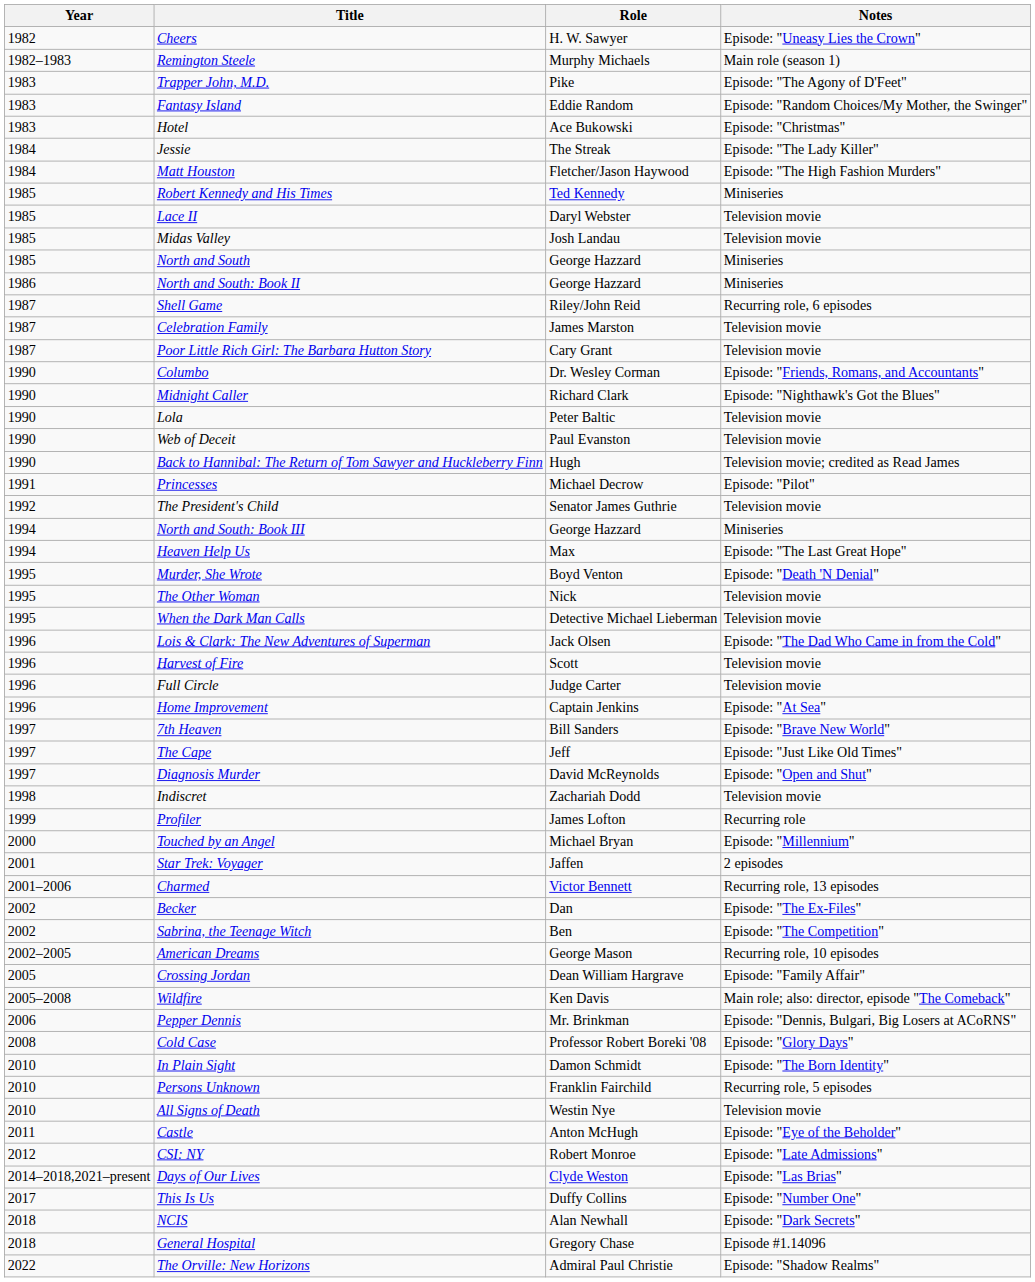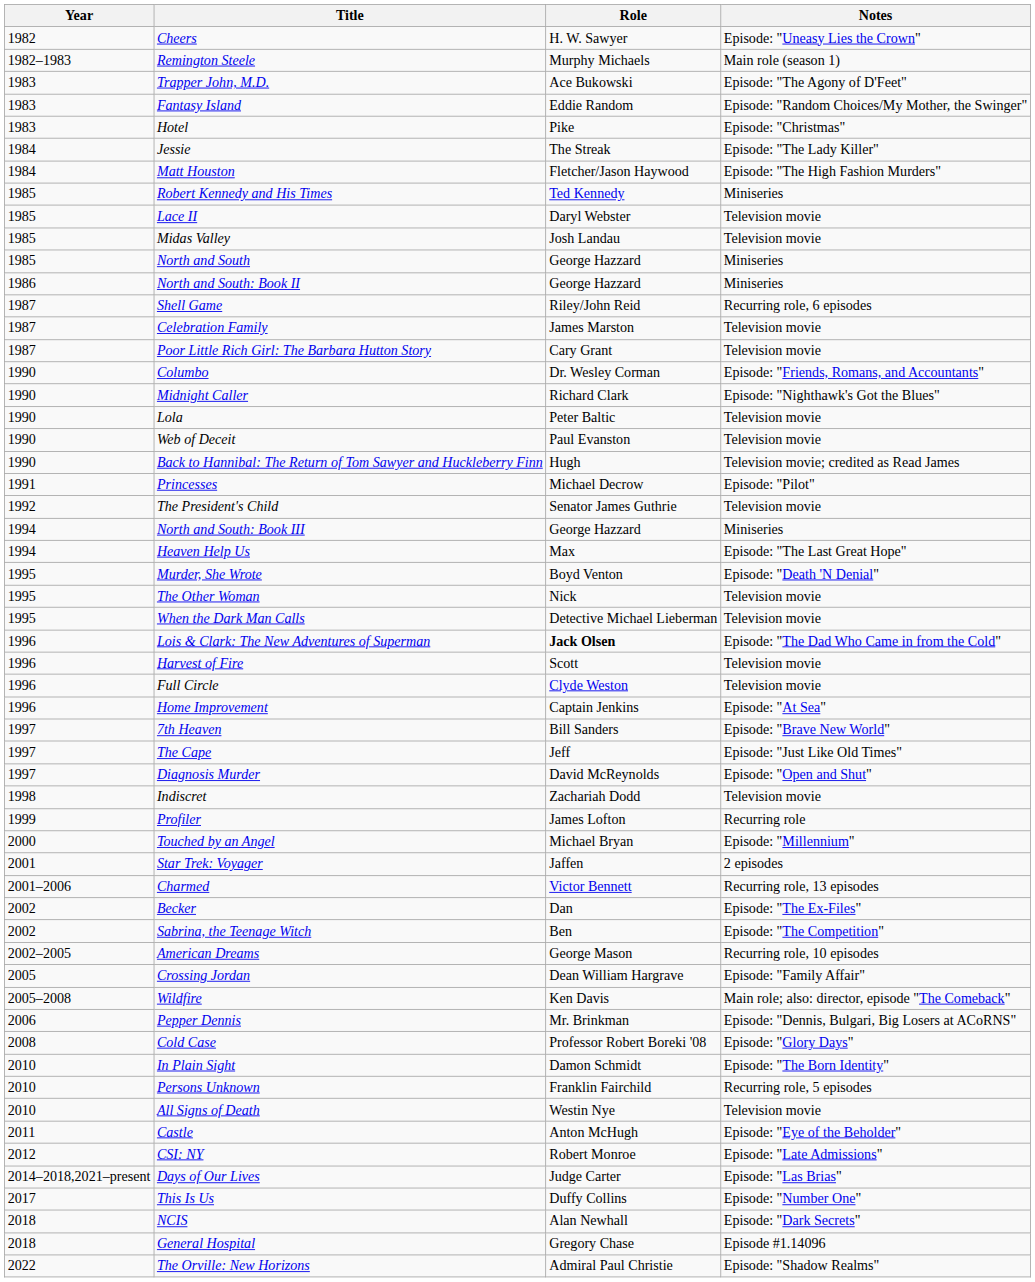(562, 82) Pike -> (591, 82) Ace Bukowski
(591, 127) Ace Bukowski -> (562, 127) Pike
(580, 640) normal -> (582, 640) bold
(585, 685) Judge Carter -> (589, 685) Clyde Weston
(589, 1176) Clyde Weston -> (585, 1176) Judge Carter
